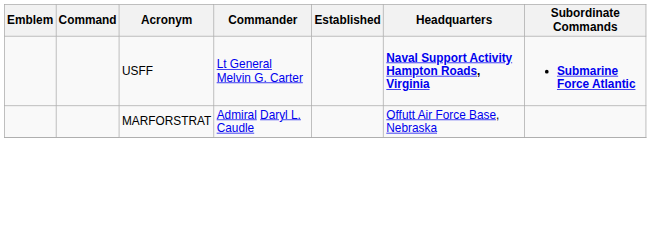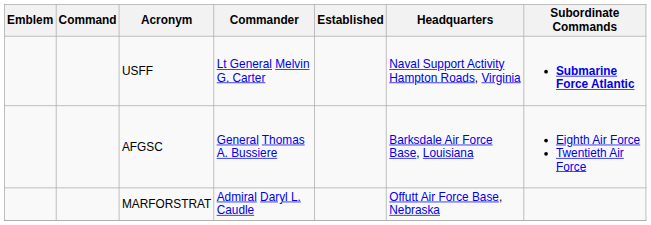(449, 71) bold -> (455, 71) normal
+ row: (142, 146)
